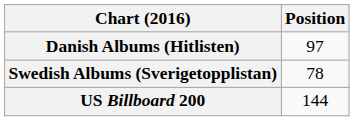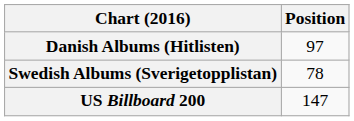(315, 101) 144 -> (315, 101) 147
